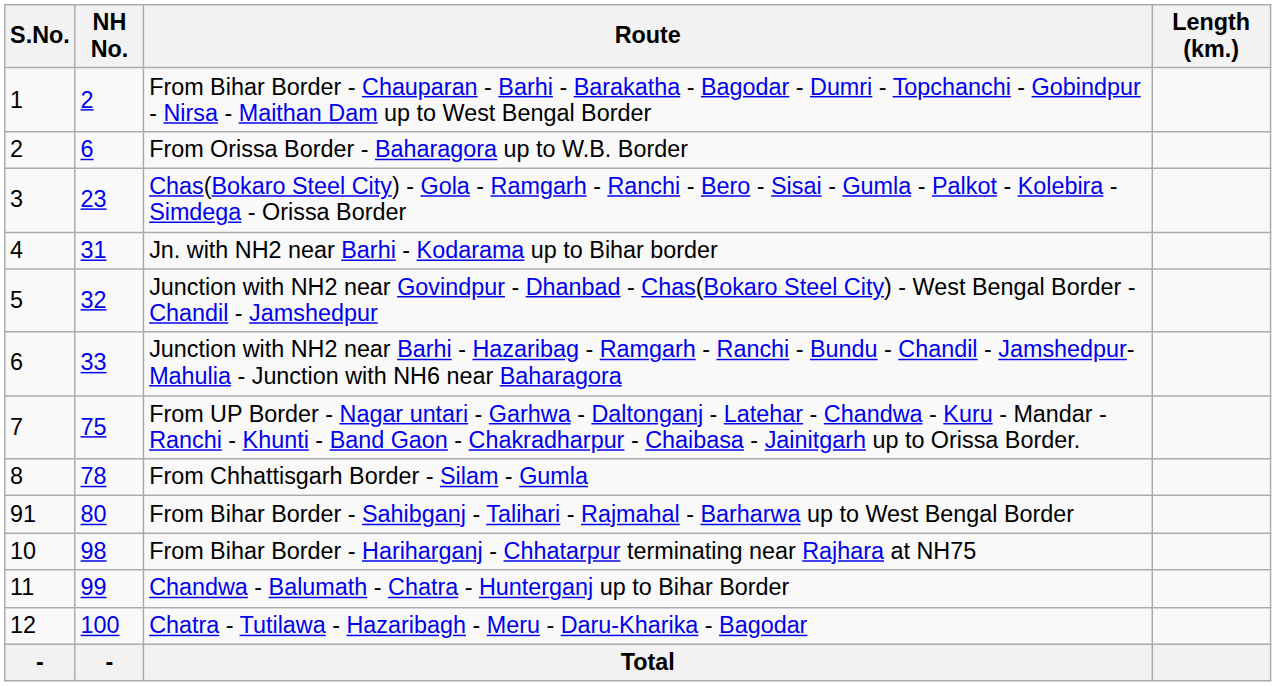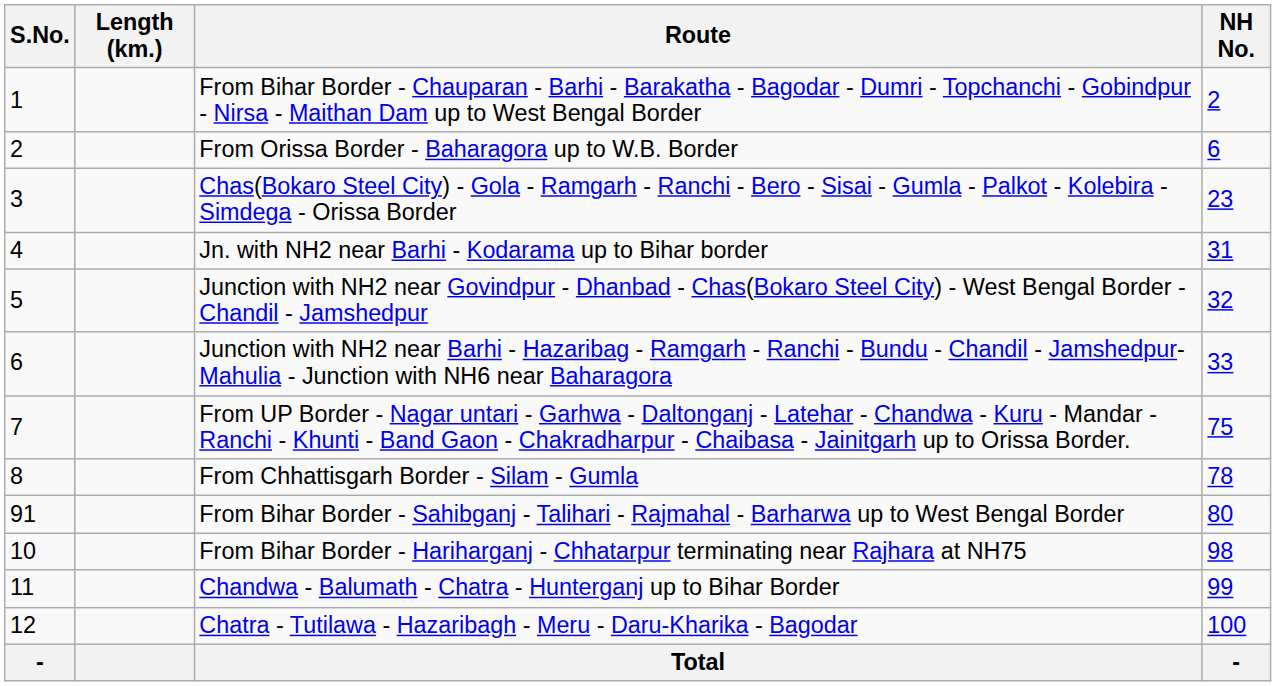columns swapped: (109, 36) <-> (1211, 36)
